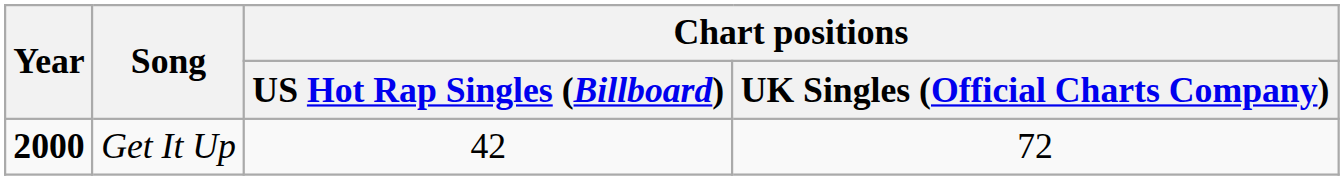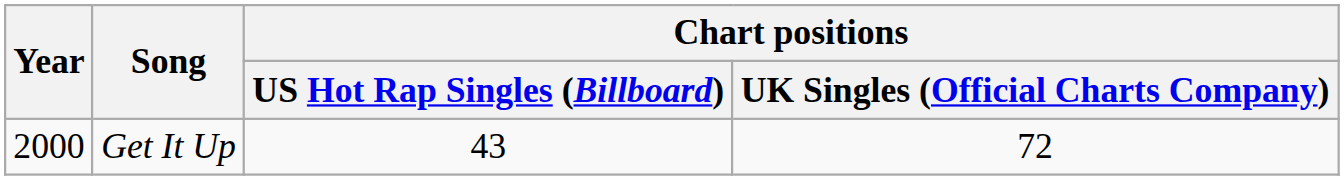(49, 145) bold -> (49, 145) normal
(488, 145) 42 -> (488, 145) 43
